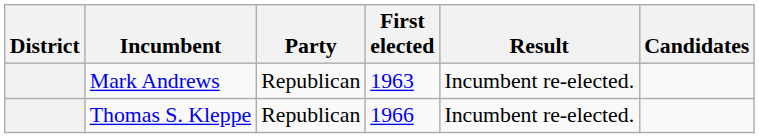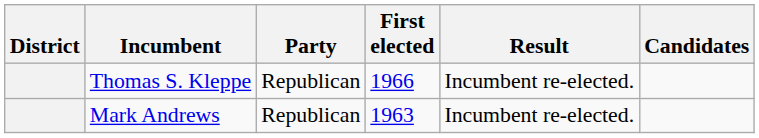rows swapped: (155, 80) <-> (170, 115)
